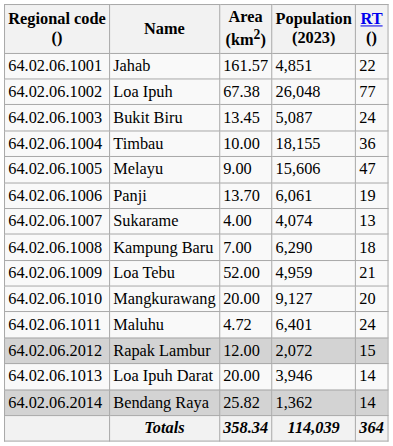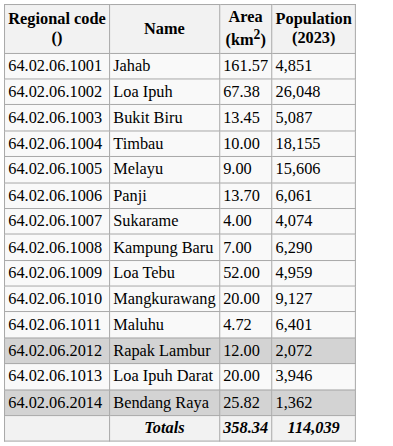- column: (372, 28)
